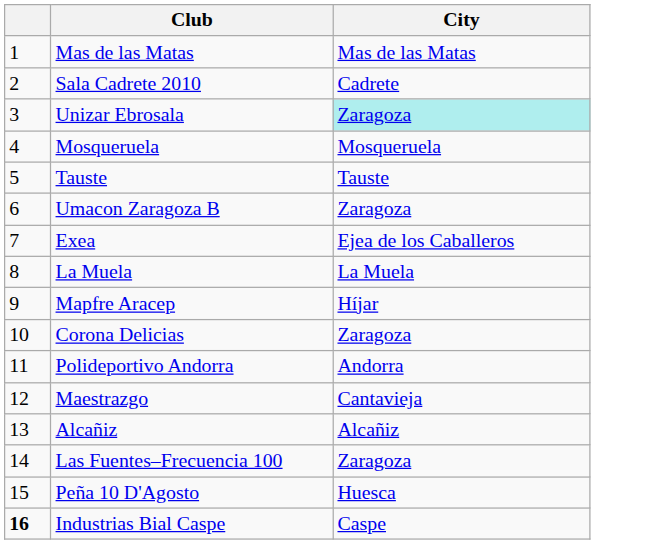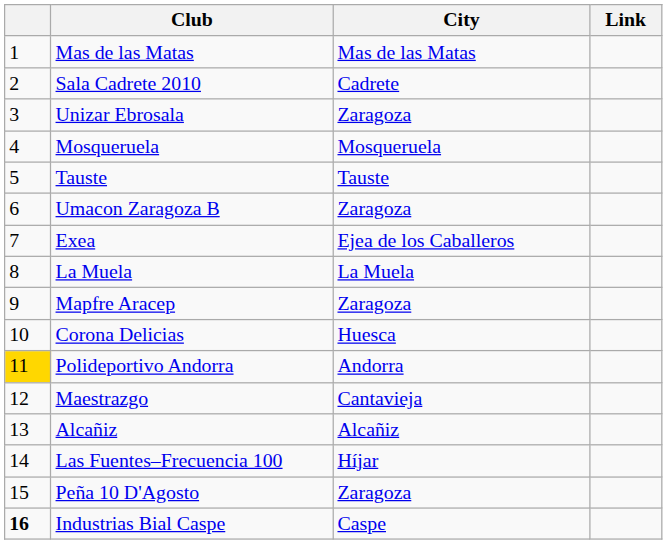+ column: (626, 20)
(374, 114) paleturquoise background -> (374, 114) no background
(358, 303) Híjar -> (374, 303) Zaragoza
(374, 334) Zaragoza -> (367, 334) Huesca
(19, 366) no background -> (19, 366) gold background
(374, 460) Zaragoza -> (358, 460) Híjar
(367, 492) Huesca -> (374, 492) Zaragoza
